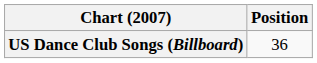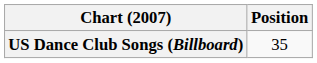(280, 44) 36 -> (280, 44) 35
